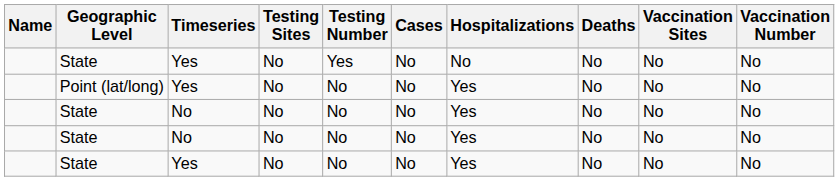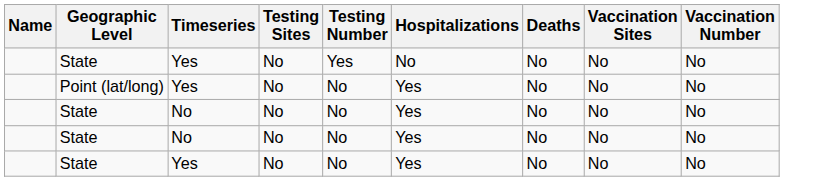- column: (419, 26)
